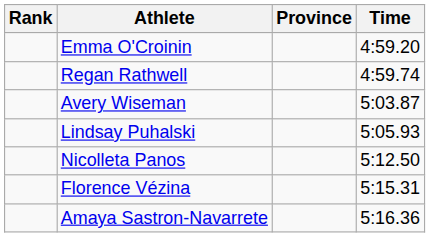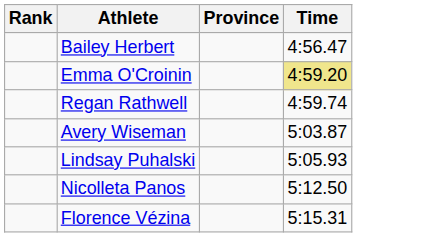+ row: (118, 47)
(390, 47) no background -> (317, 75) khaki background
- row: (164, 217)
